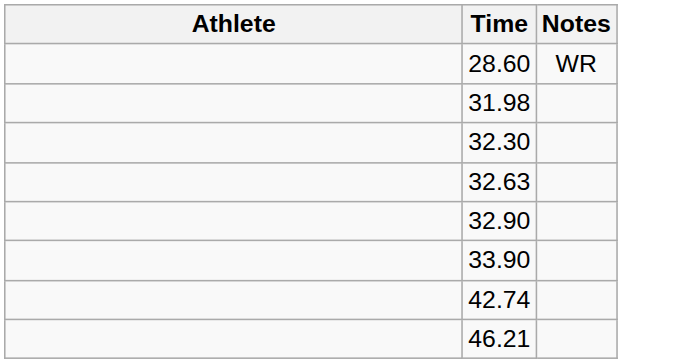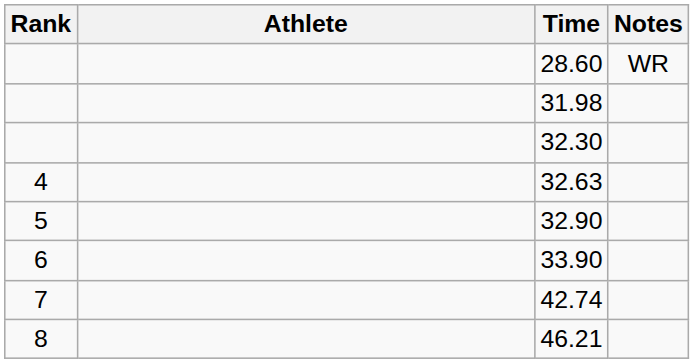+ column: (41, 24)
